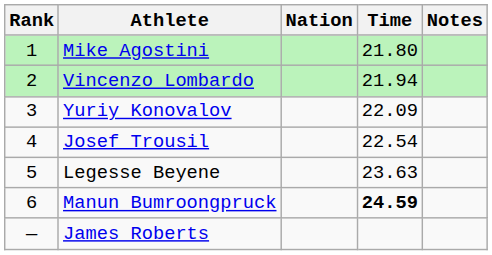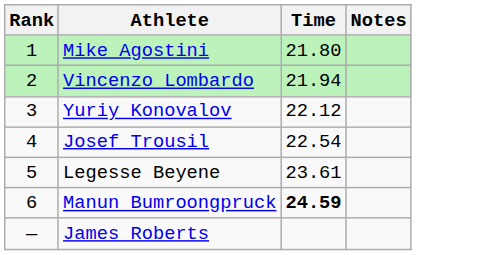- column: (319, 20)
(390, 112) 22.09 -> (313, 112) 22.12
(390, 173) 23.63 -> (313, 173) 23.61
